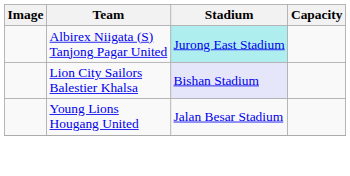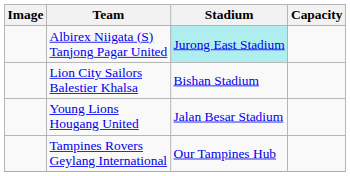(216, 80) lavender background -> (216, 80) no background
+ row: (108, 153)
